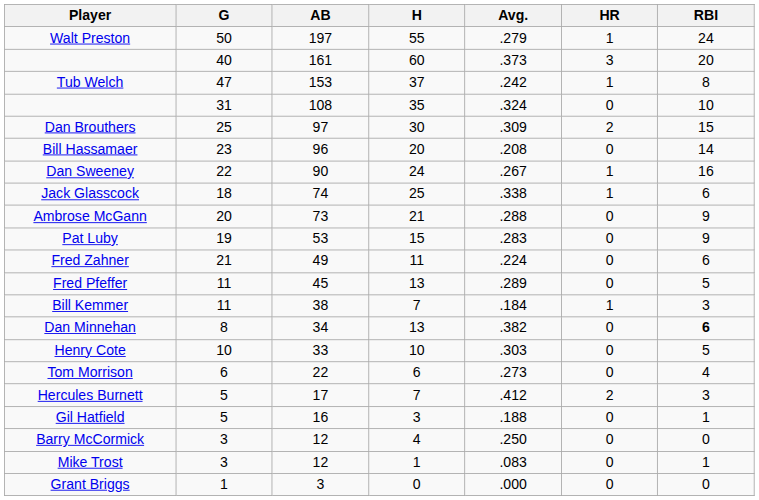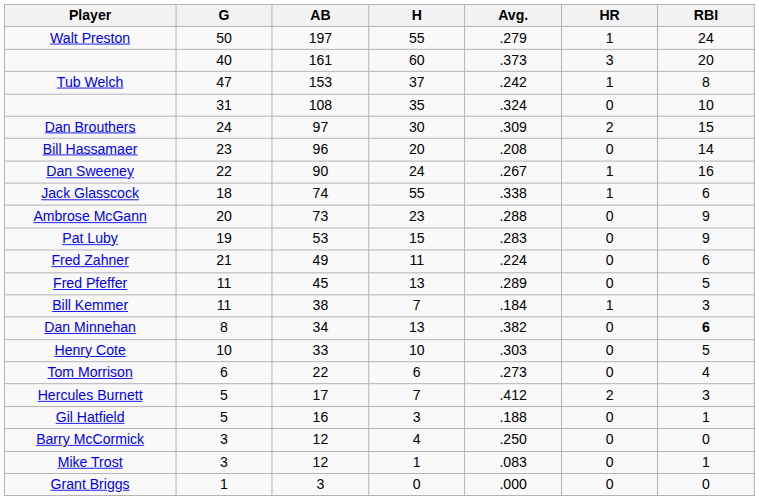(224, 127) 25 -> (224, 127) 24
(417, 194) 25 -> (417, 194) 55
(417, 216) 21 -> (417, 216) 23
